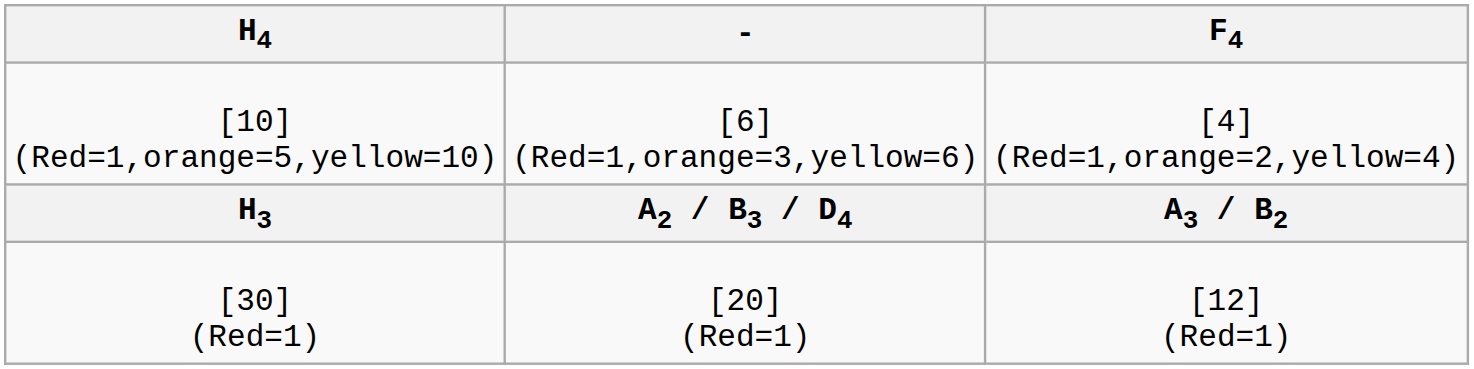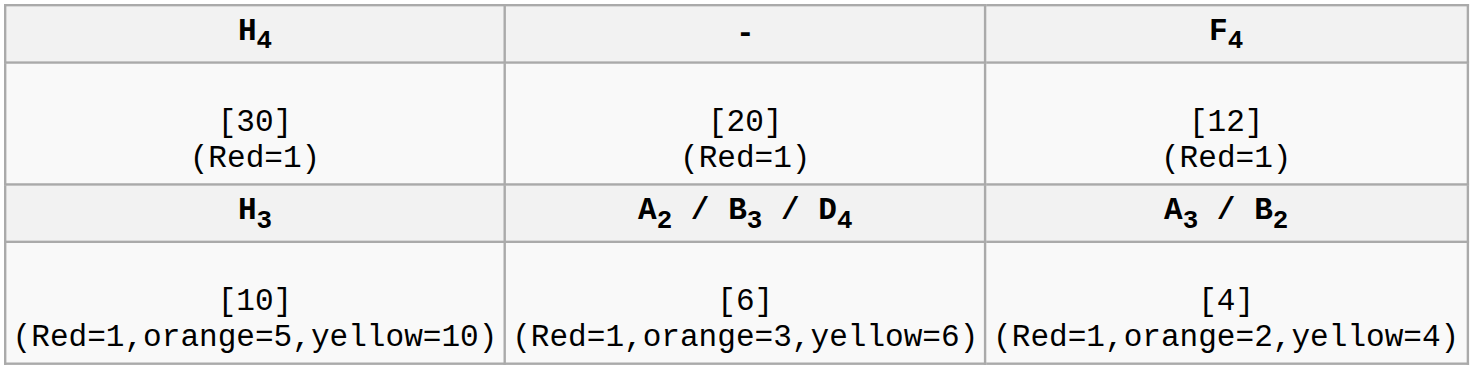rows swapped: (255, 320) <-> (255, 141)
